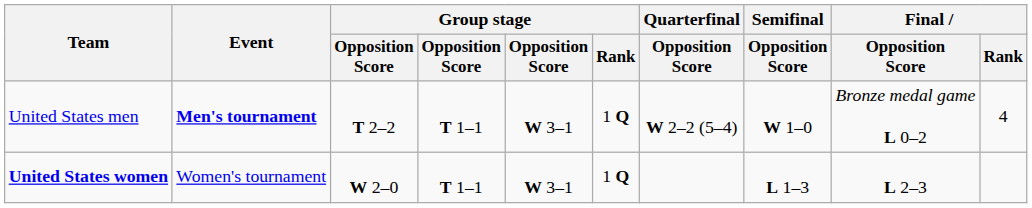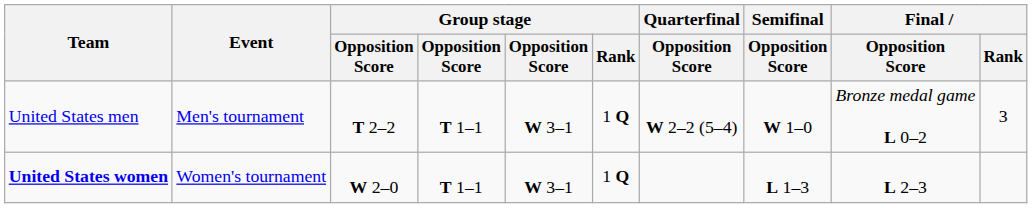(246, 116) bold -> (240, 116) normal
(1003, 116) 4 -> (1003, 116) 3
